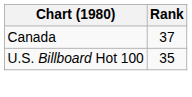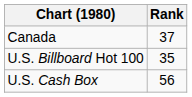+ row: (53, 80)
